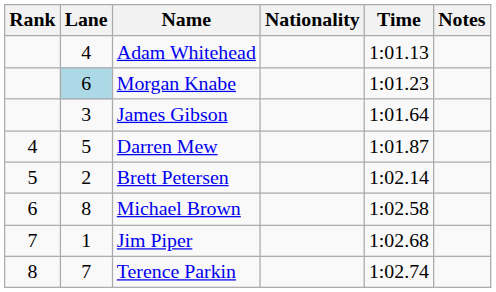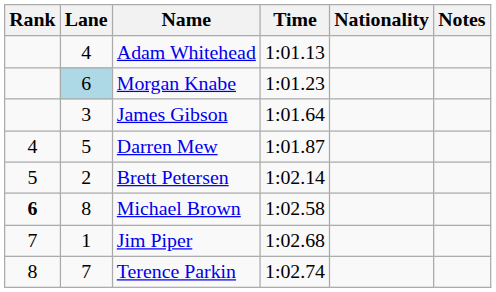columns swapped: (312, 20) <-> (399, 20)
(32, 209) normal -> (32, 209) bold
